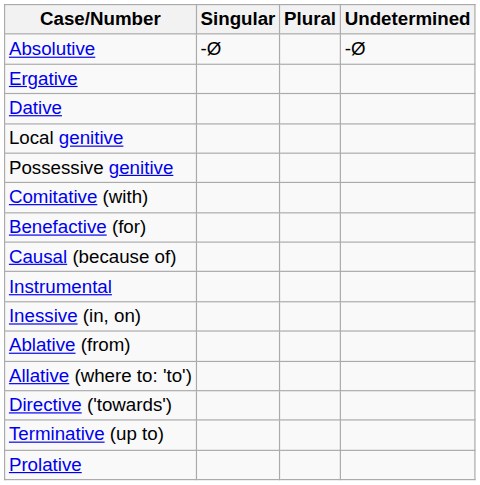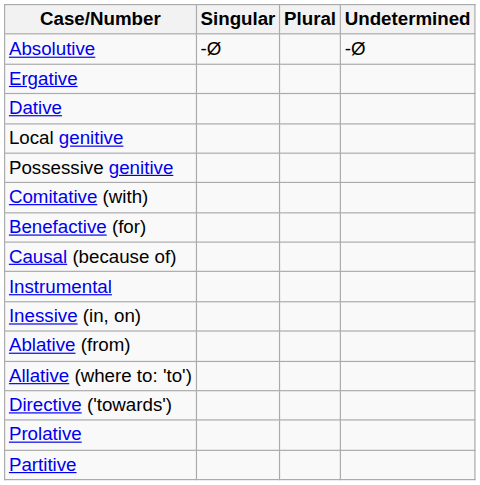- row: (86, 434)
+ row: (43, 464)
